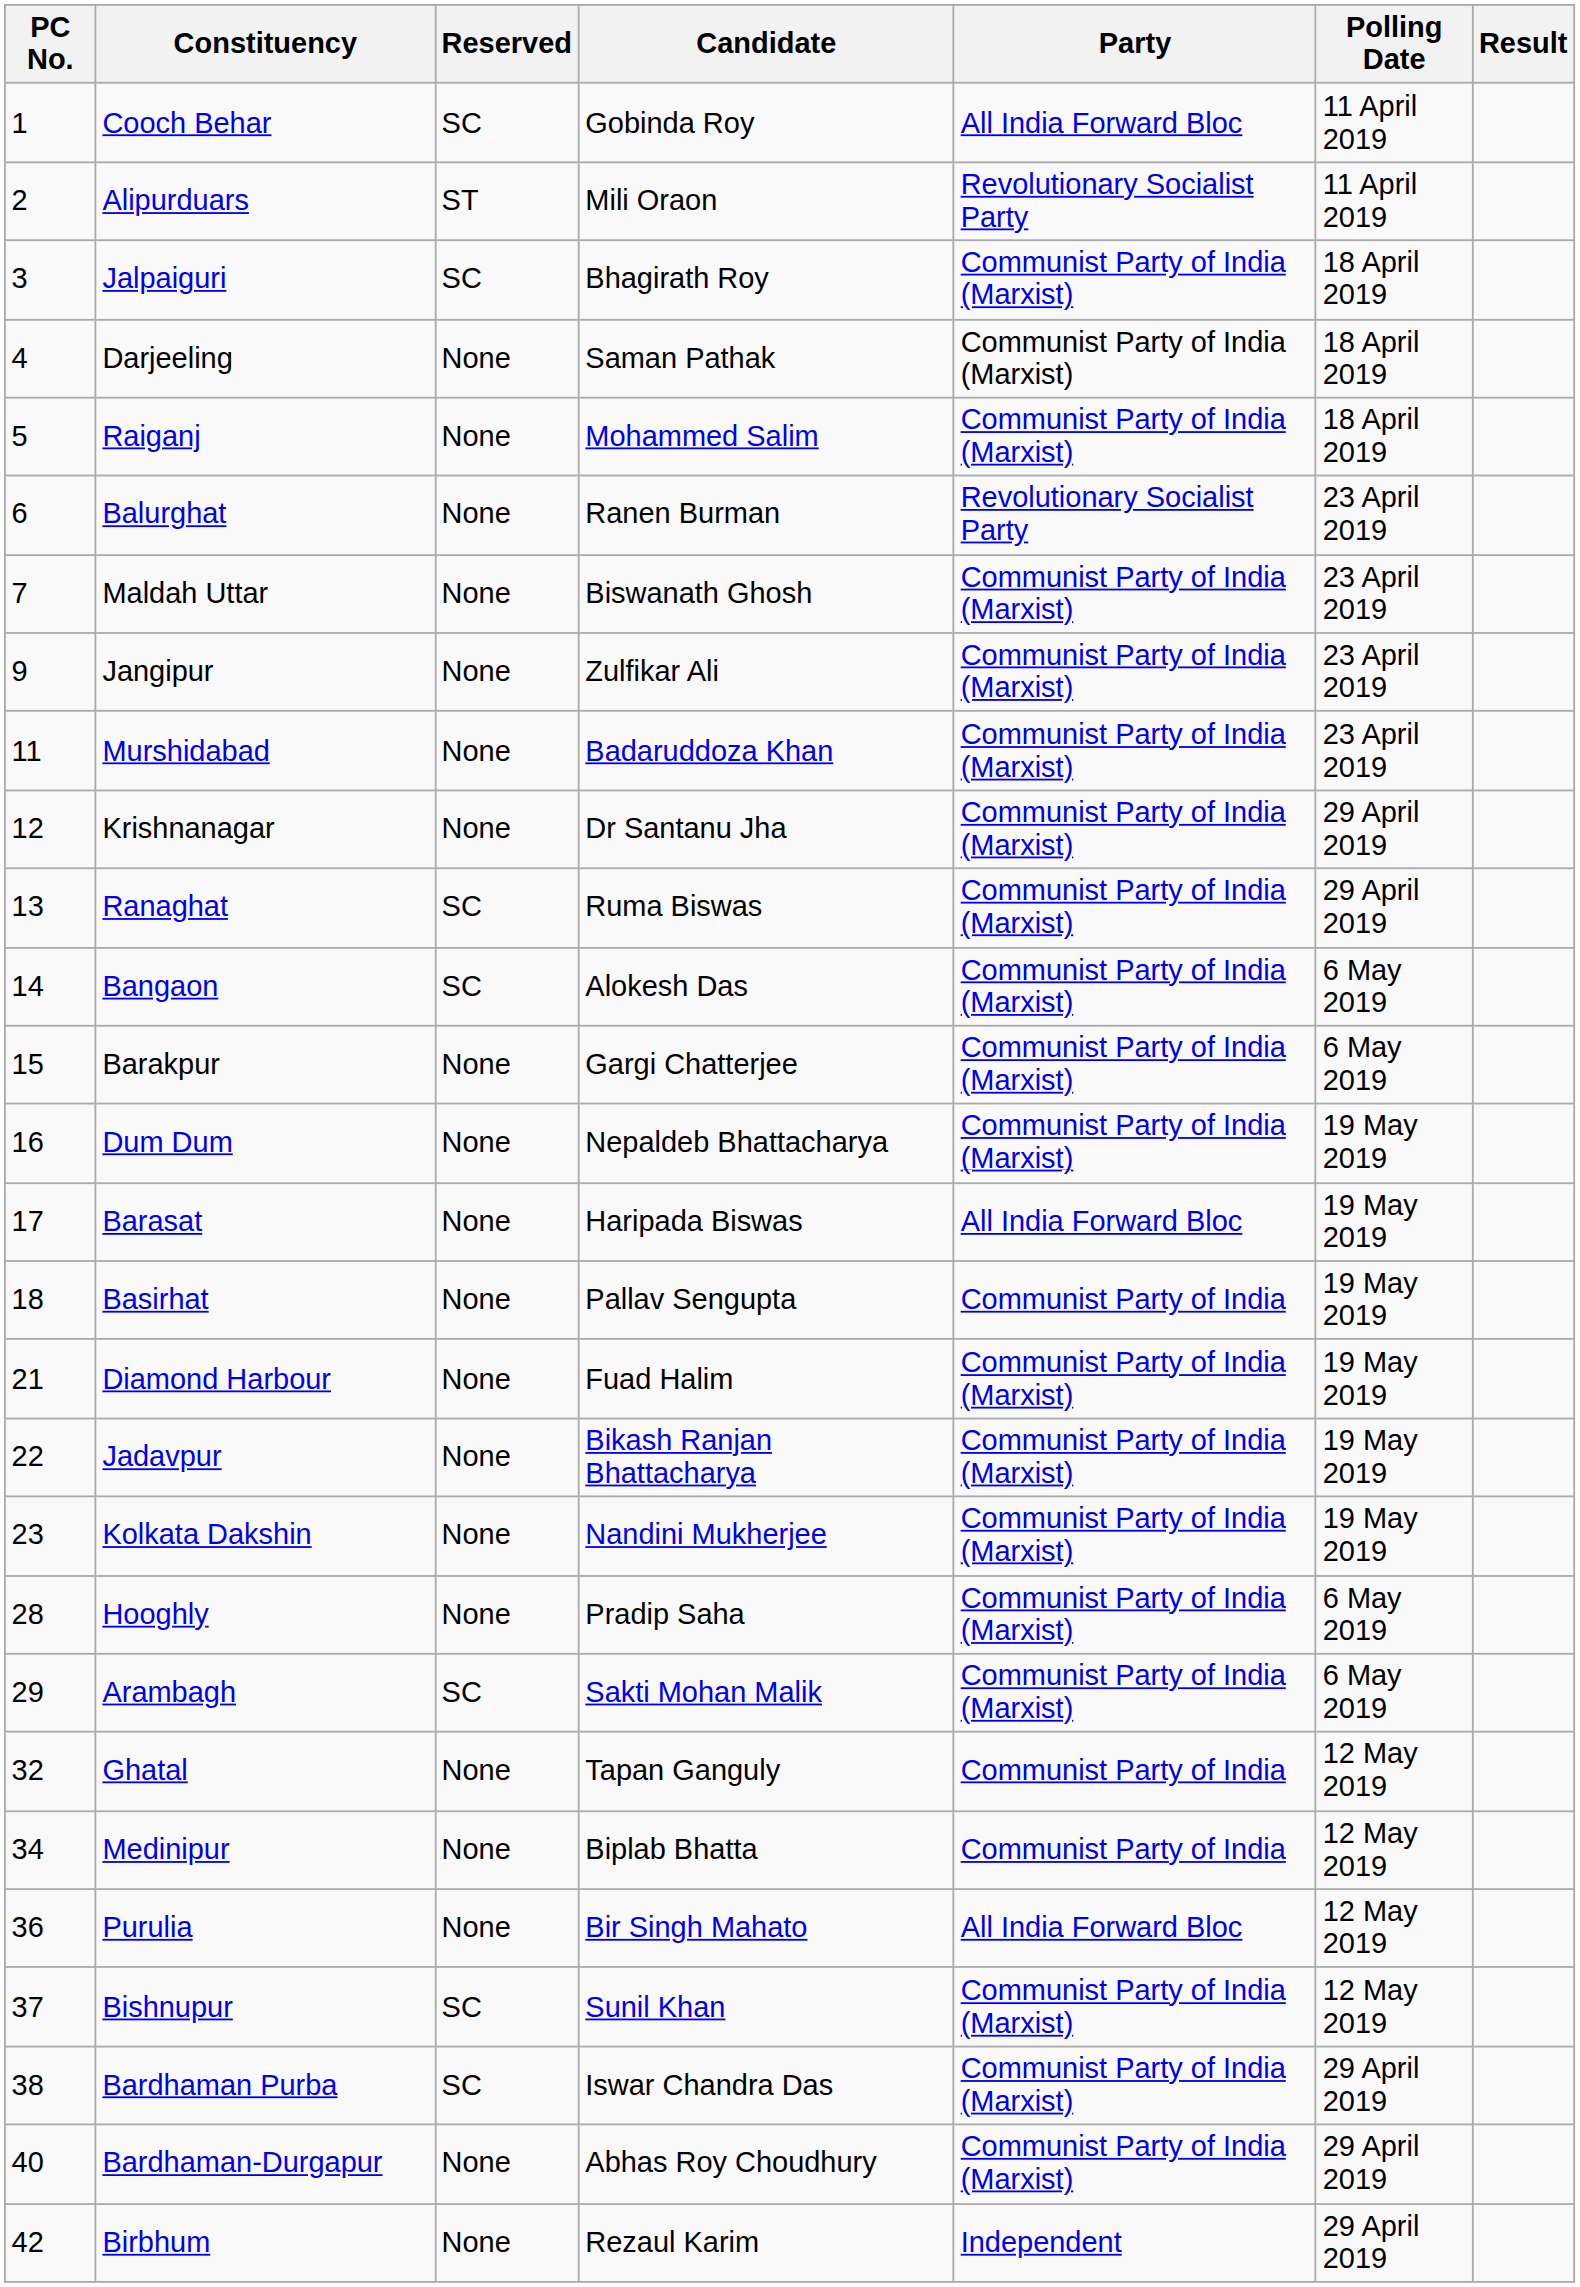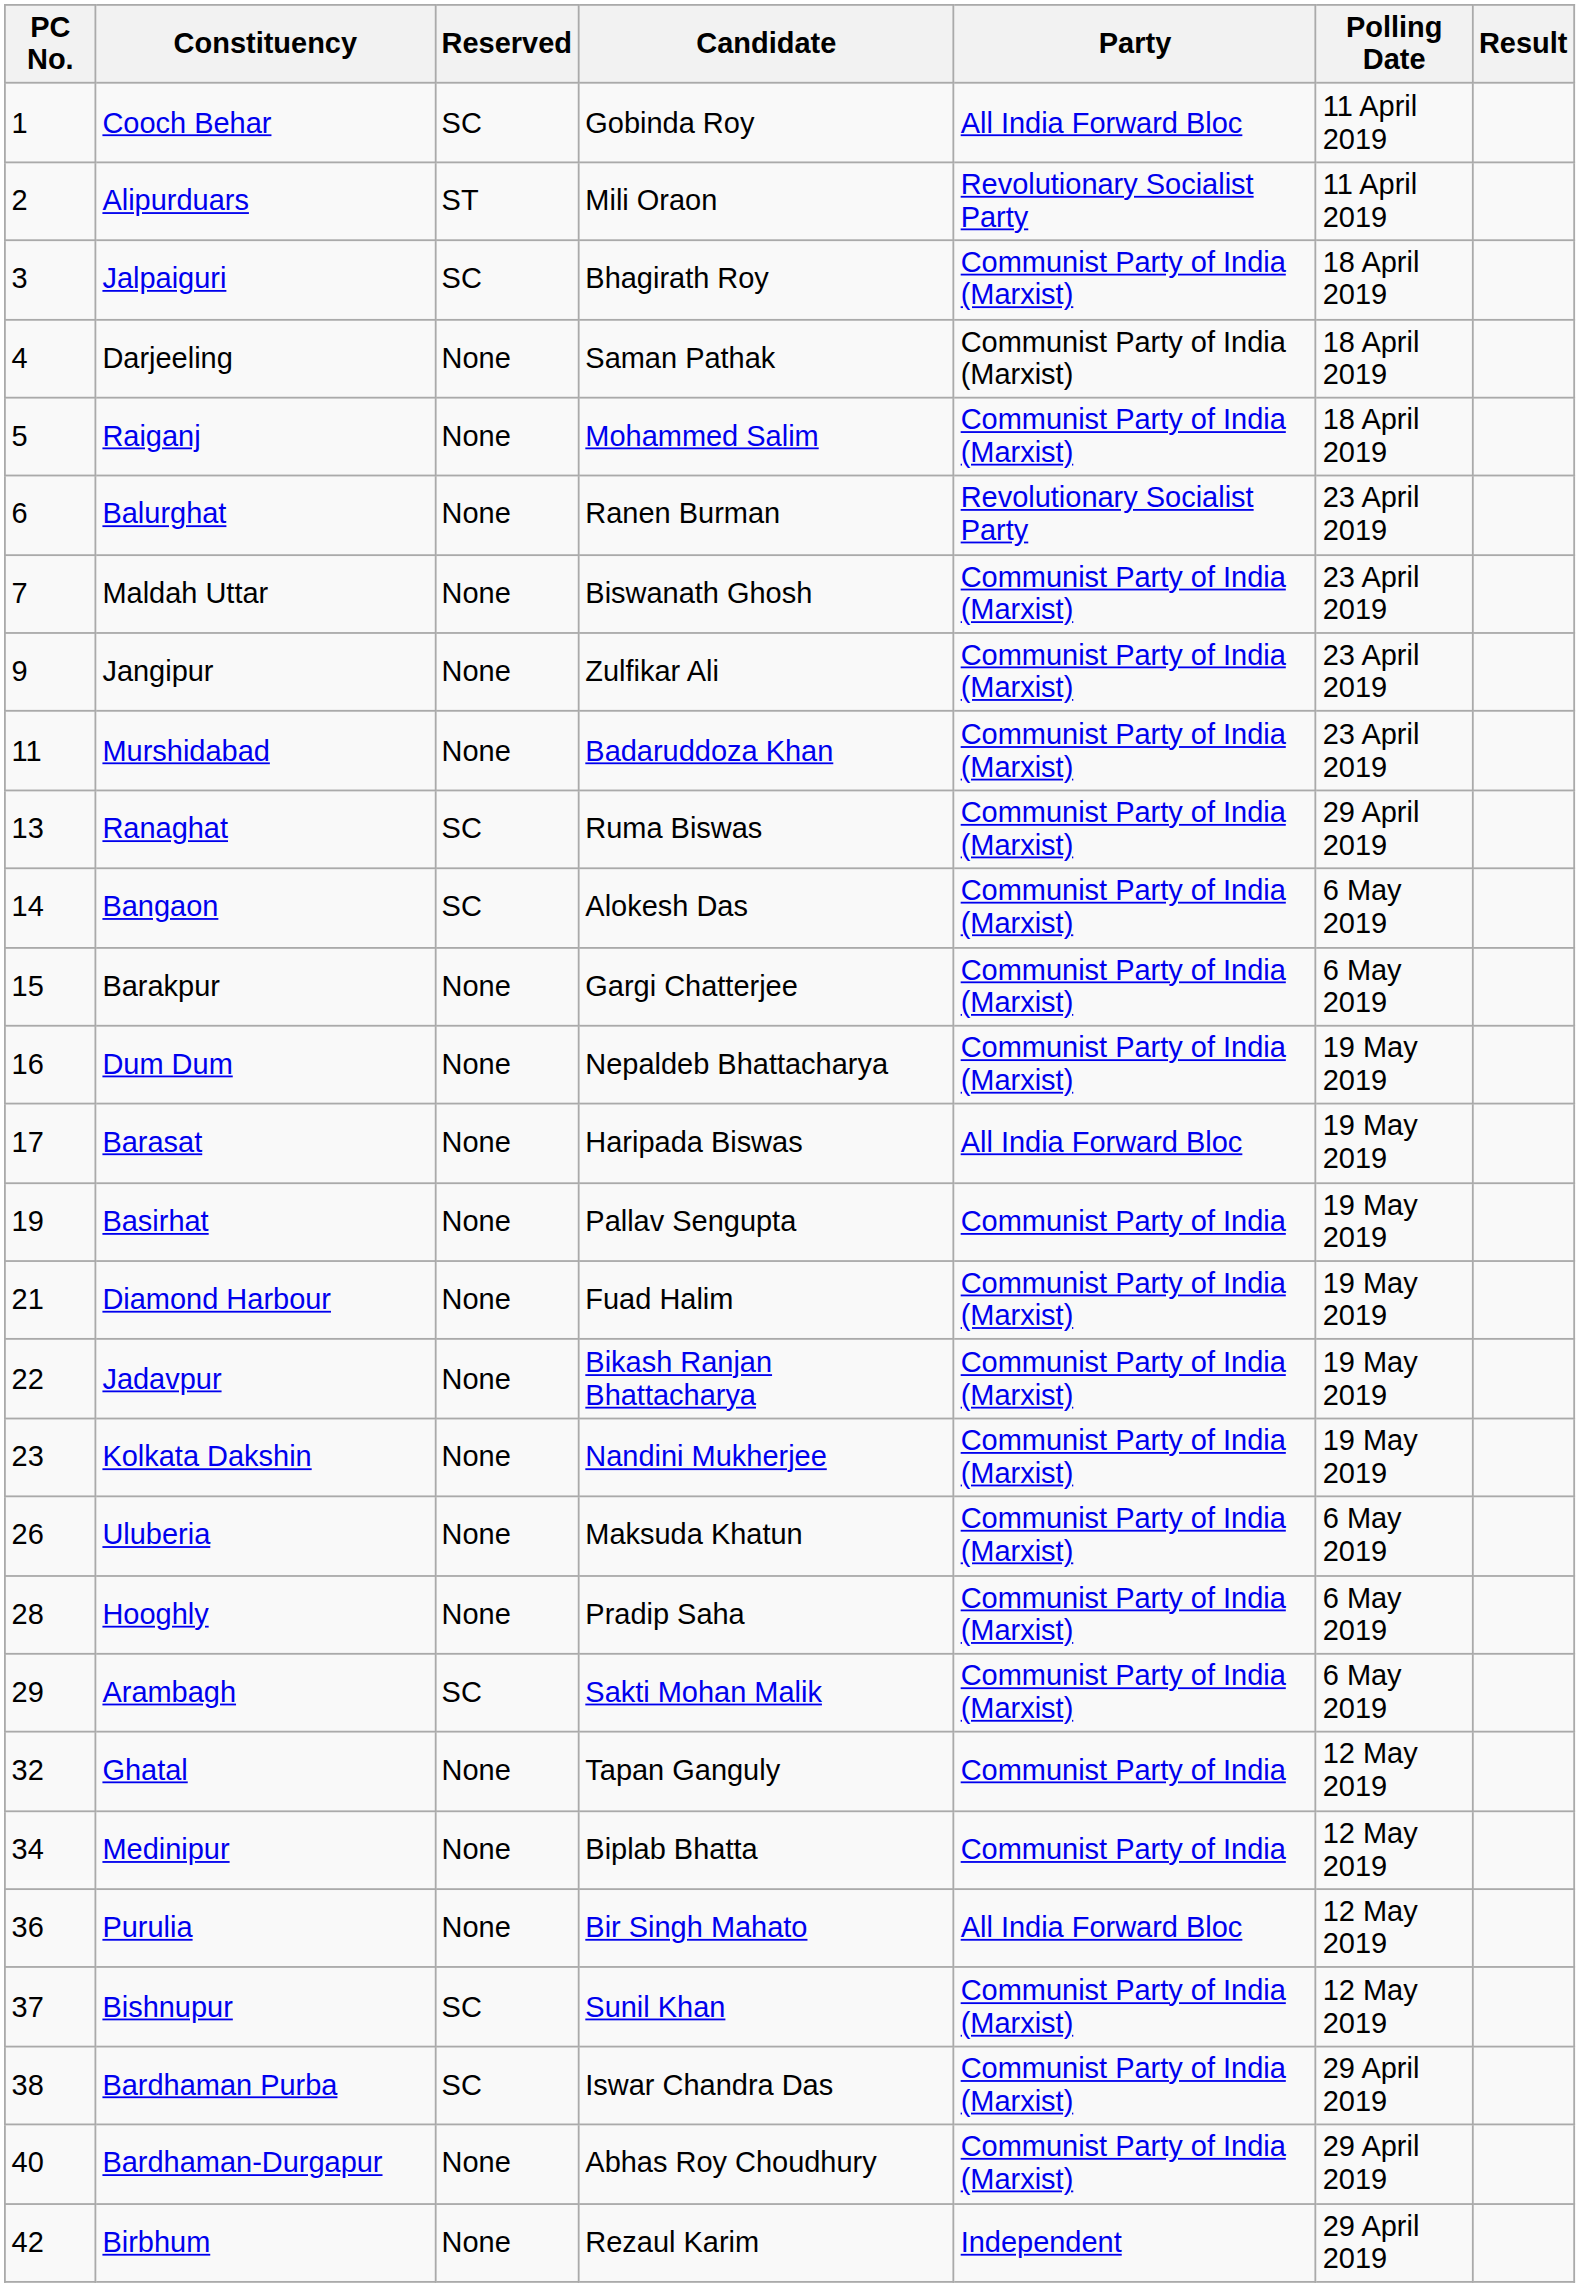- row: (189, 828)
(28, 1299) 18 -> (28, 1221) 19
+ row: (156, 1535)
